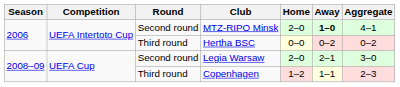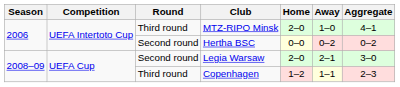(168, 27) Second round -> (163, 27) Third round
(327, 27) bold -> (327, 27) normal
(163, 43) Third round -> (168, 43) Second round
